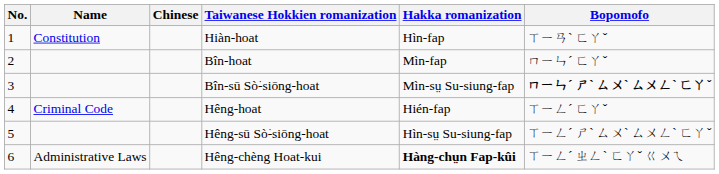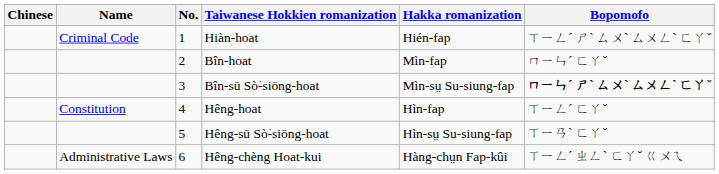columns swapped: (17, 15) <-> (176, 15)
(67, 37) Constitution -> (99, 37) Criminal Code
(424, 37) Hìn-fap -> (427, 37) Hién-fap
(567, 37) ㄒㄧㄢˋ ㄈㄚˇ -> (620, 37) ㄒㄧㄥˊ ㄕˋ ㄙㄨˋ ㄙㄨㄥˋ ㄈㄚˇ
(73, 109) Criminal Code -> (93, 109) Constitution
(427, 109) Hién-fap -> (424, 109) Hìn-fap
(620, 132) ㄒㄧㄥˊ ㄕˋ ㄙㄨˋ ㄙㄨㄥˋ ㄈㄚˇ -> (567, 132) ㄒㄧㄢˋ ㄈㄚˇ
(459, 156) bold -> (455, 156) normal
